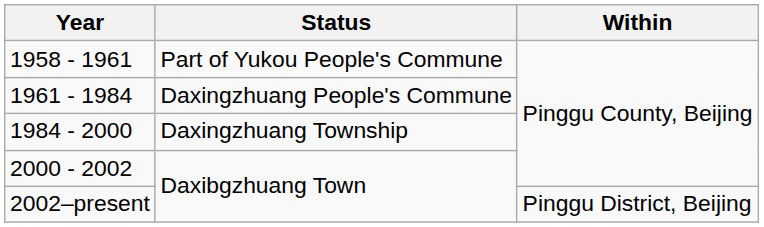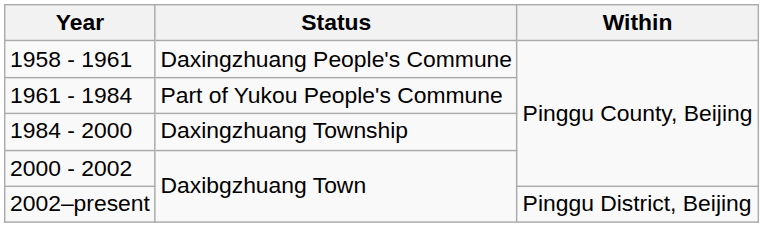(332, 58) Part of Yukou People's Commune -> (336, 58) Daxingzhuang People's Commune
(336, 95) Daxingzhuang People's Commune -> (332, 95) Part of Yukou People's Commune
